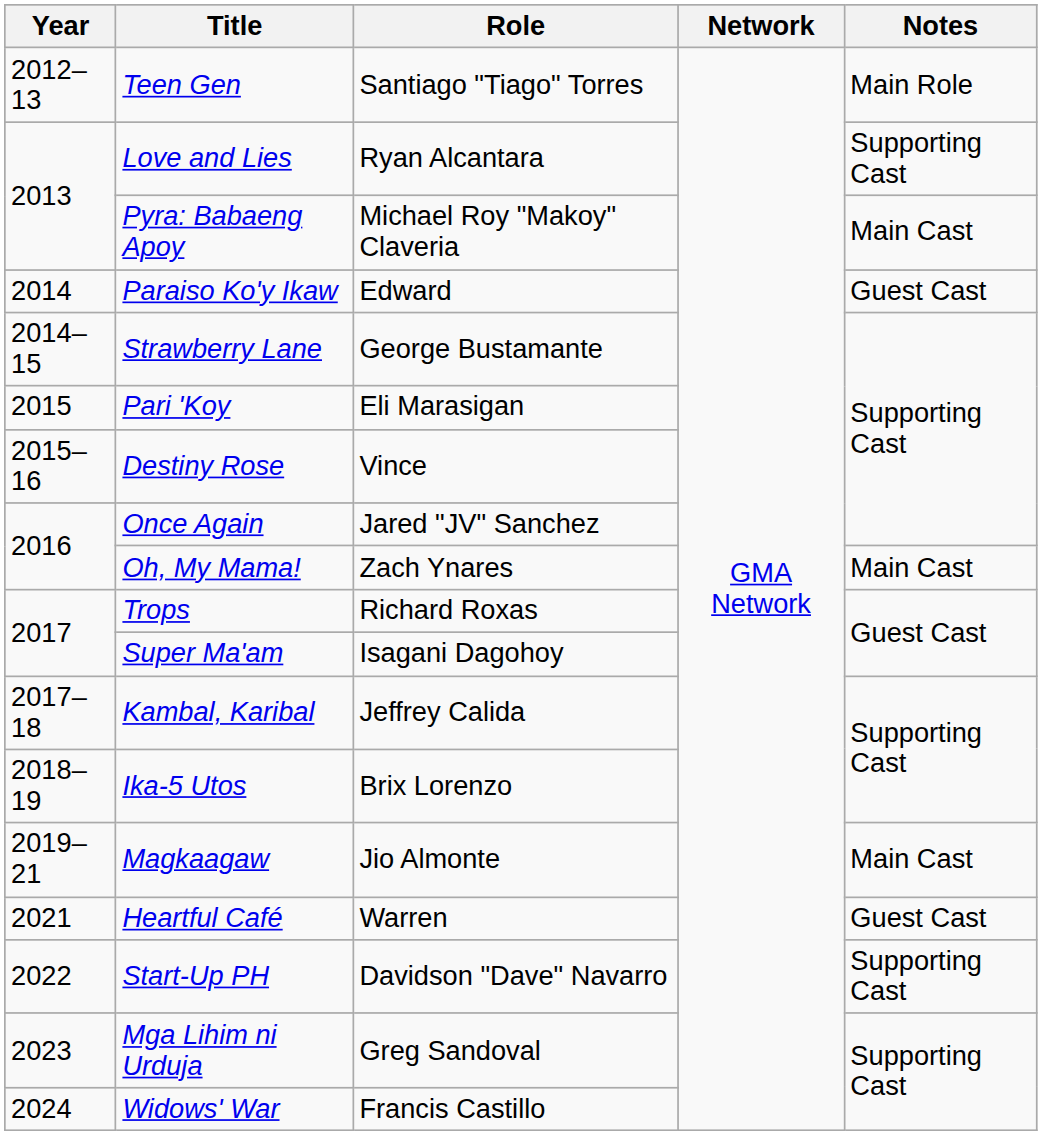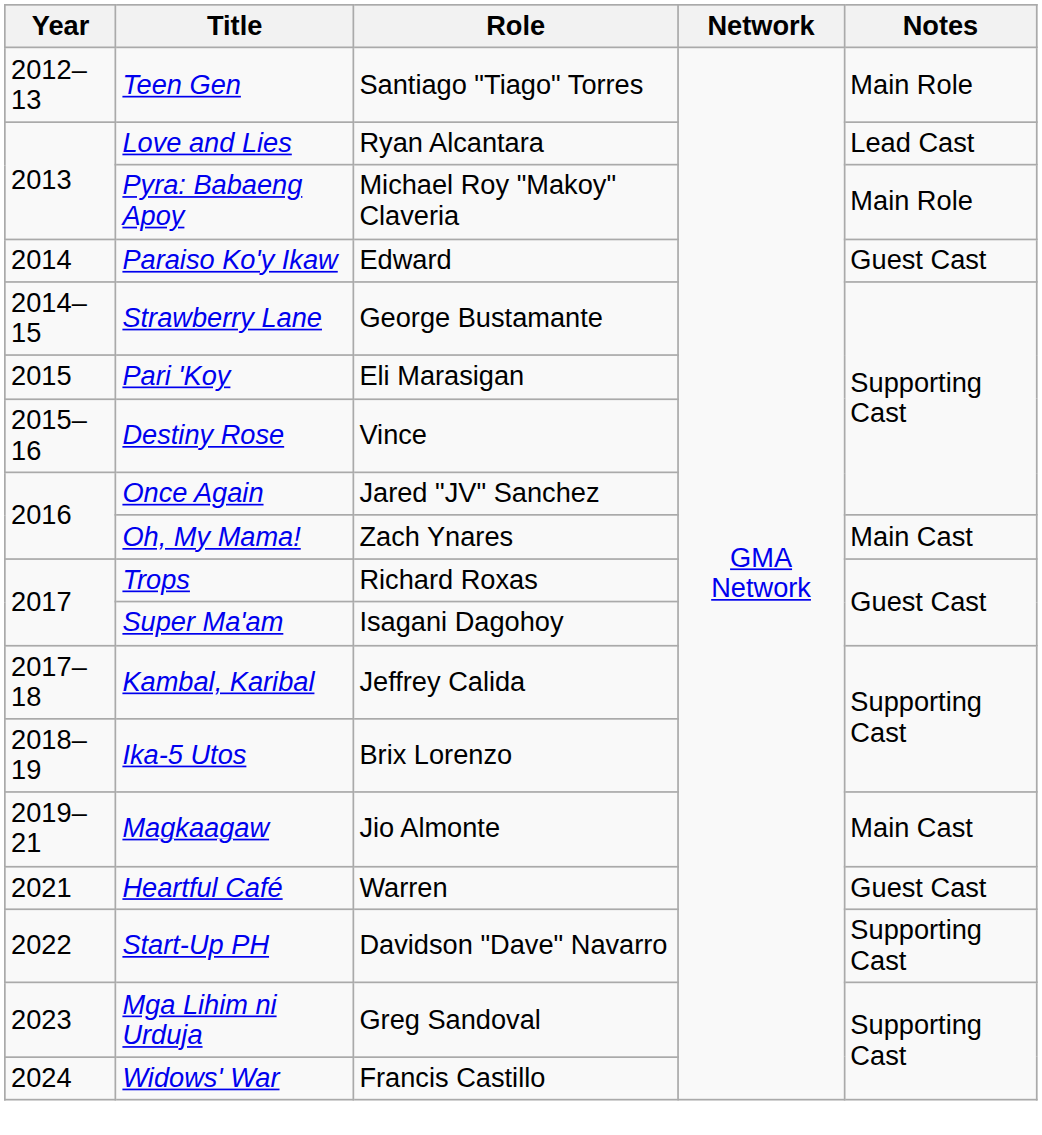(916, 158) Supporting Cast -> (912, 142) Lead Cast
(912, 231) Main Cast -> (912, 201) Main Role
